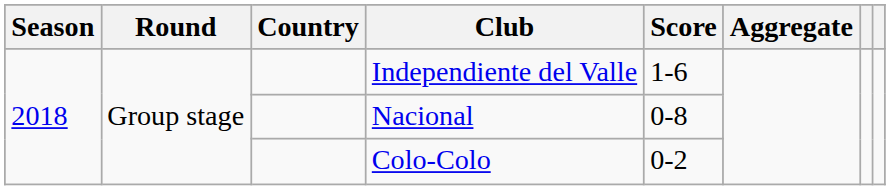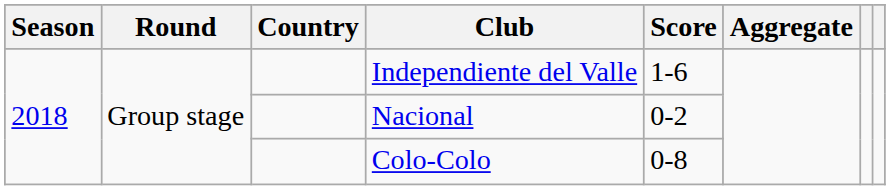(669, 116) 0-8 -> (669, 116) 0-2
(669, 160) 0-2 -> (669, 160) 0-8
